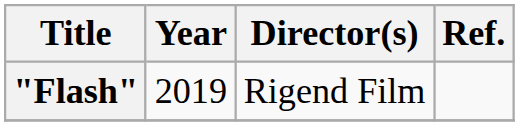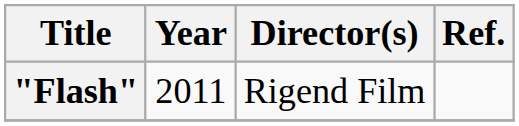(191, 90) 2019 -> (191, 90) 2011
